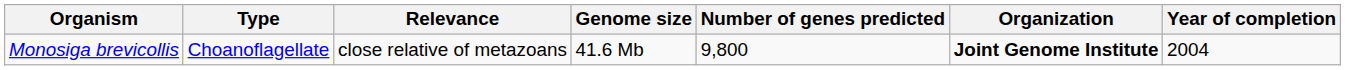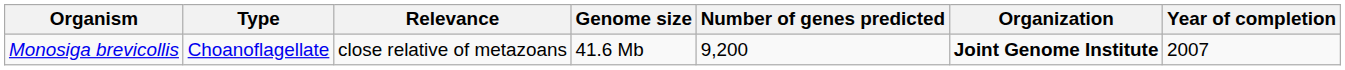(724, 49) 9,800 -> (724, 49) 9,200
(1188, 49) 2004 -> (1188, 49) 2007
